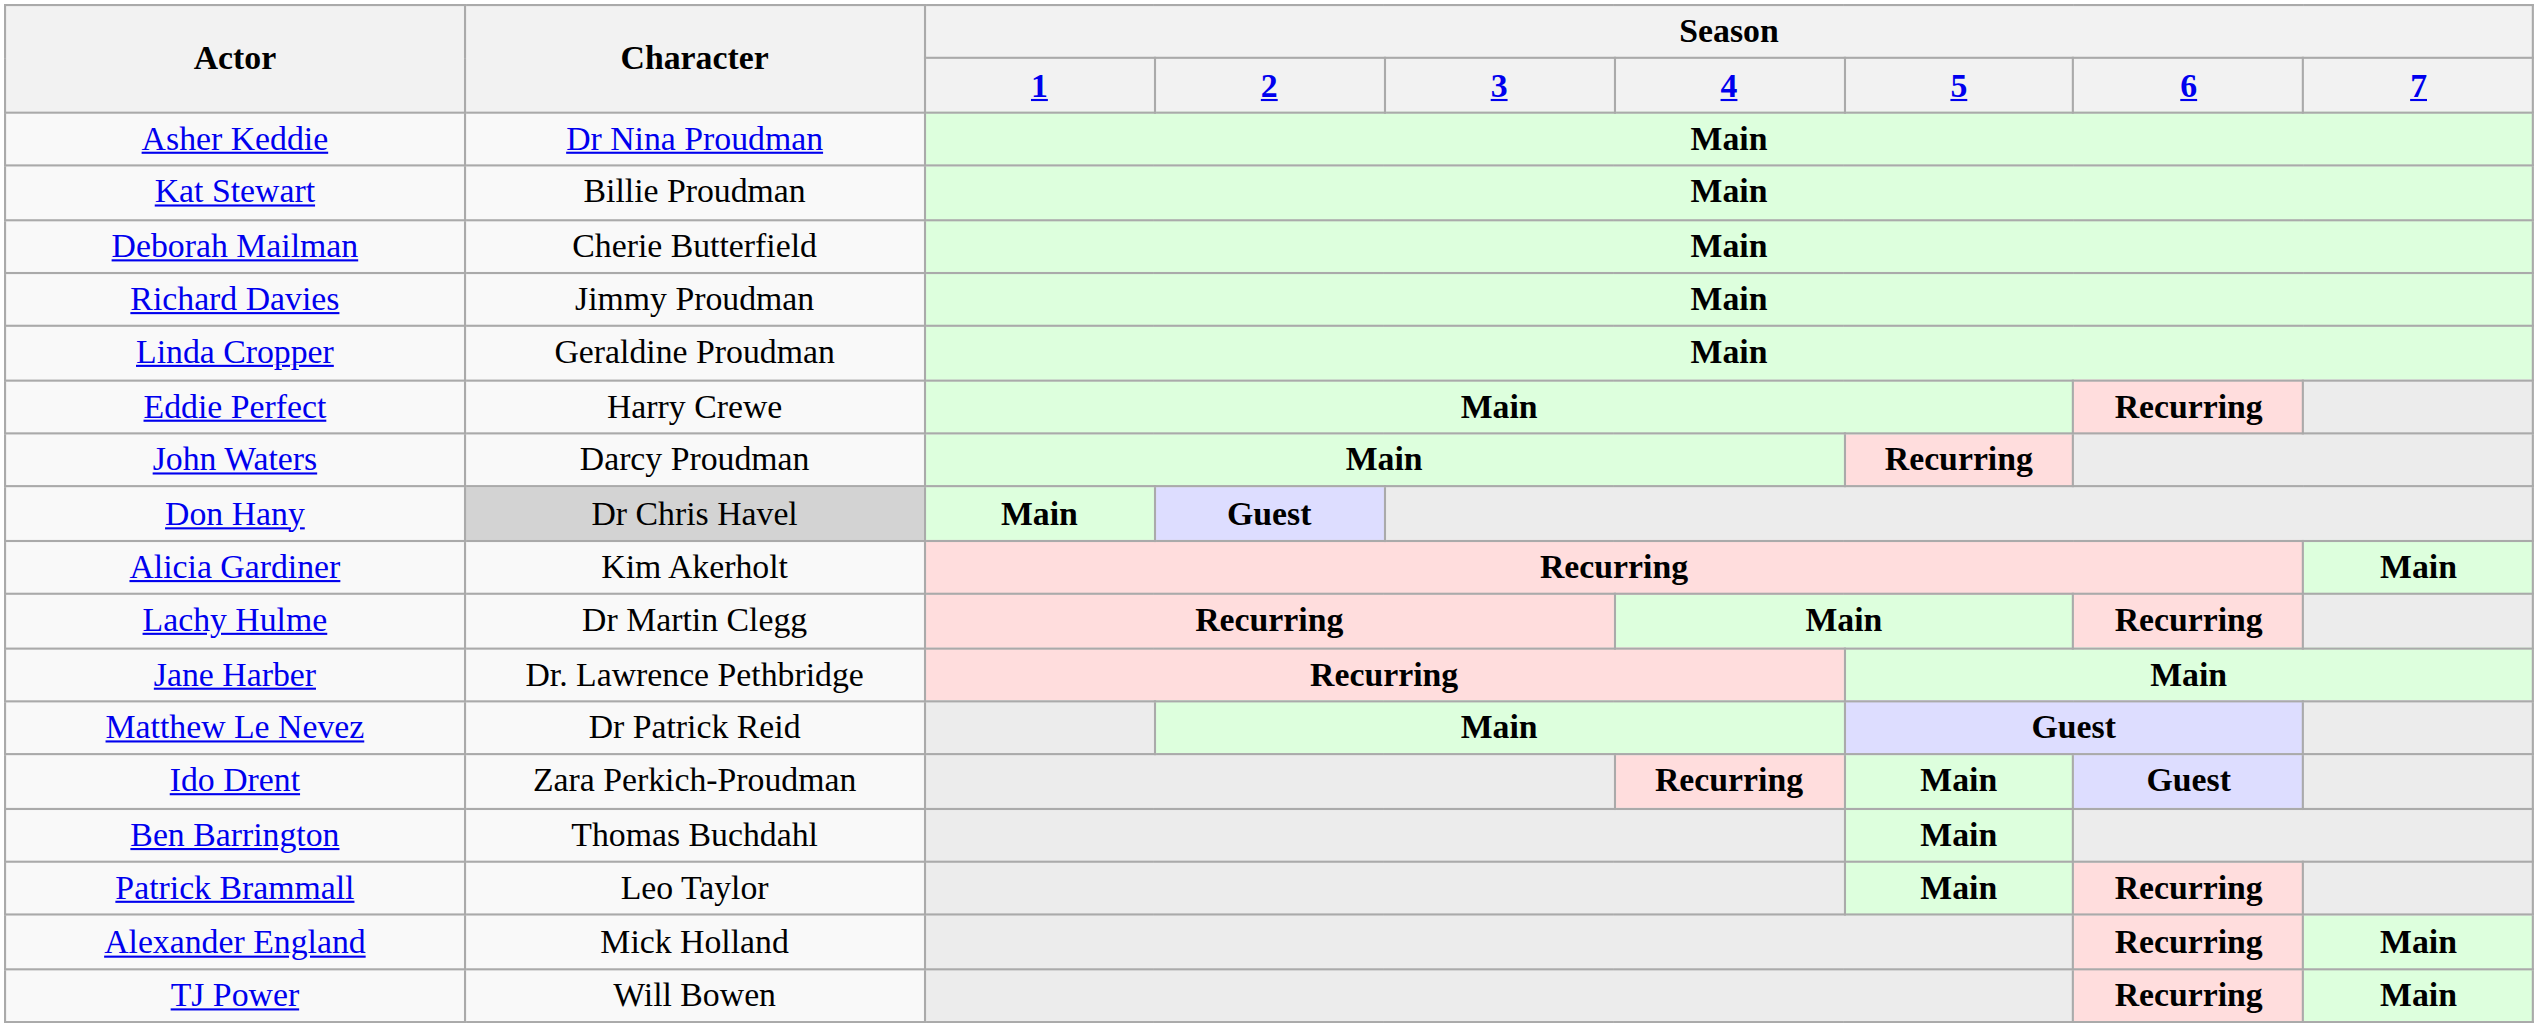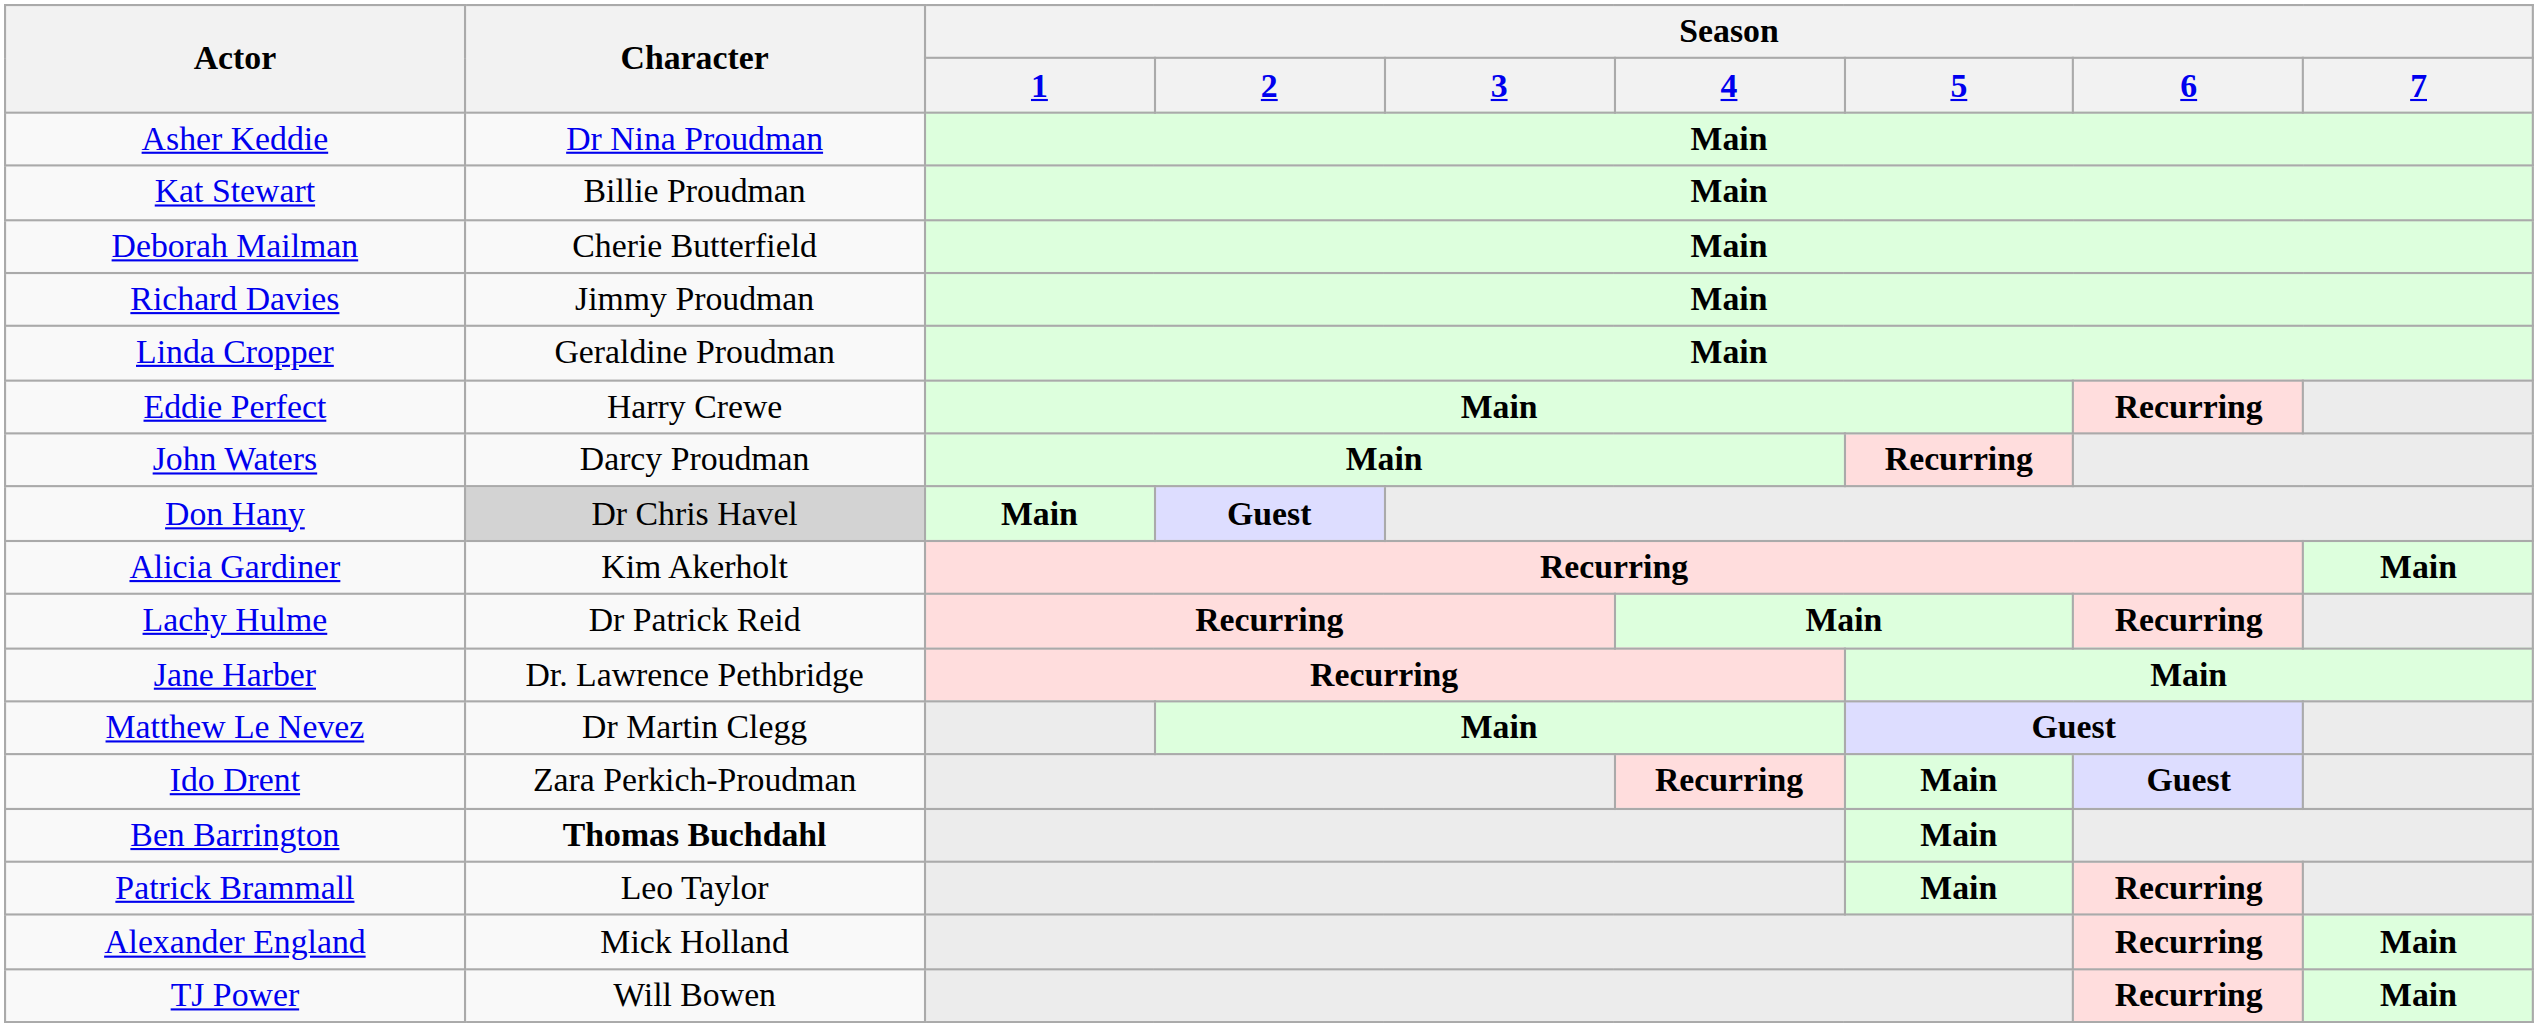(695, 620) Dr Martin Clegg -> (695, 620) Dr Patrick Reid
(695, 727) Dr Patrick Reid -> (695, 727) Dr Martin Clegg
(695, 834) normal -> (695, 834) bold
